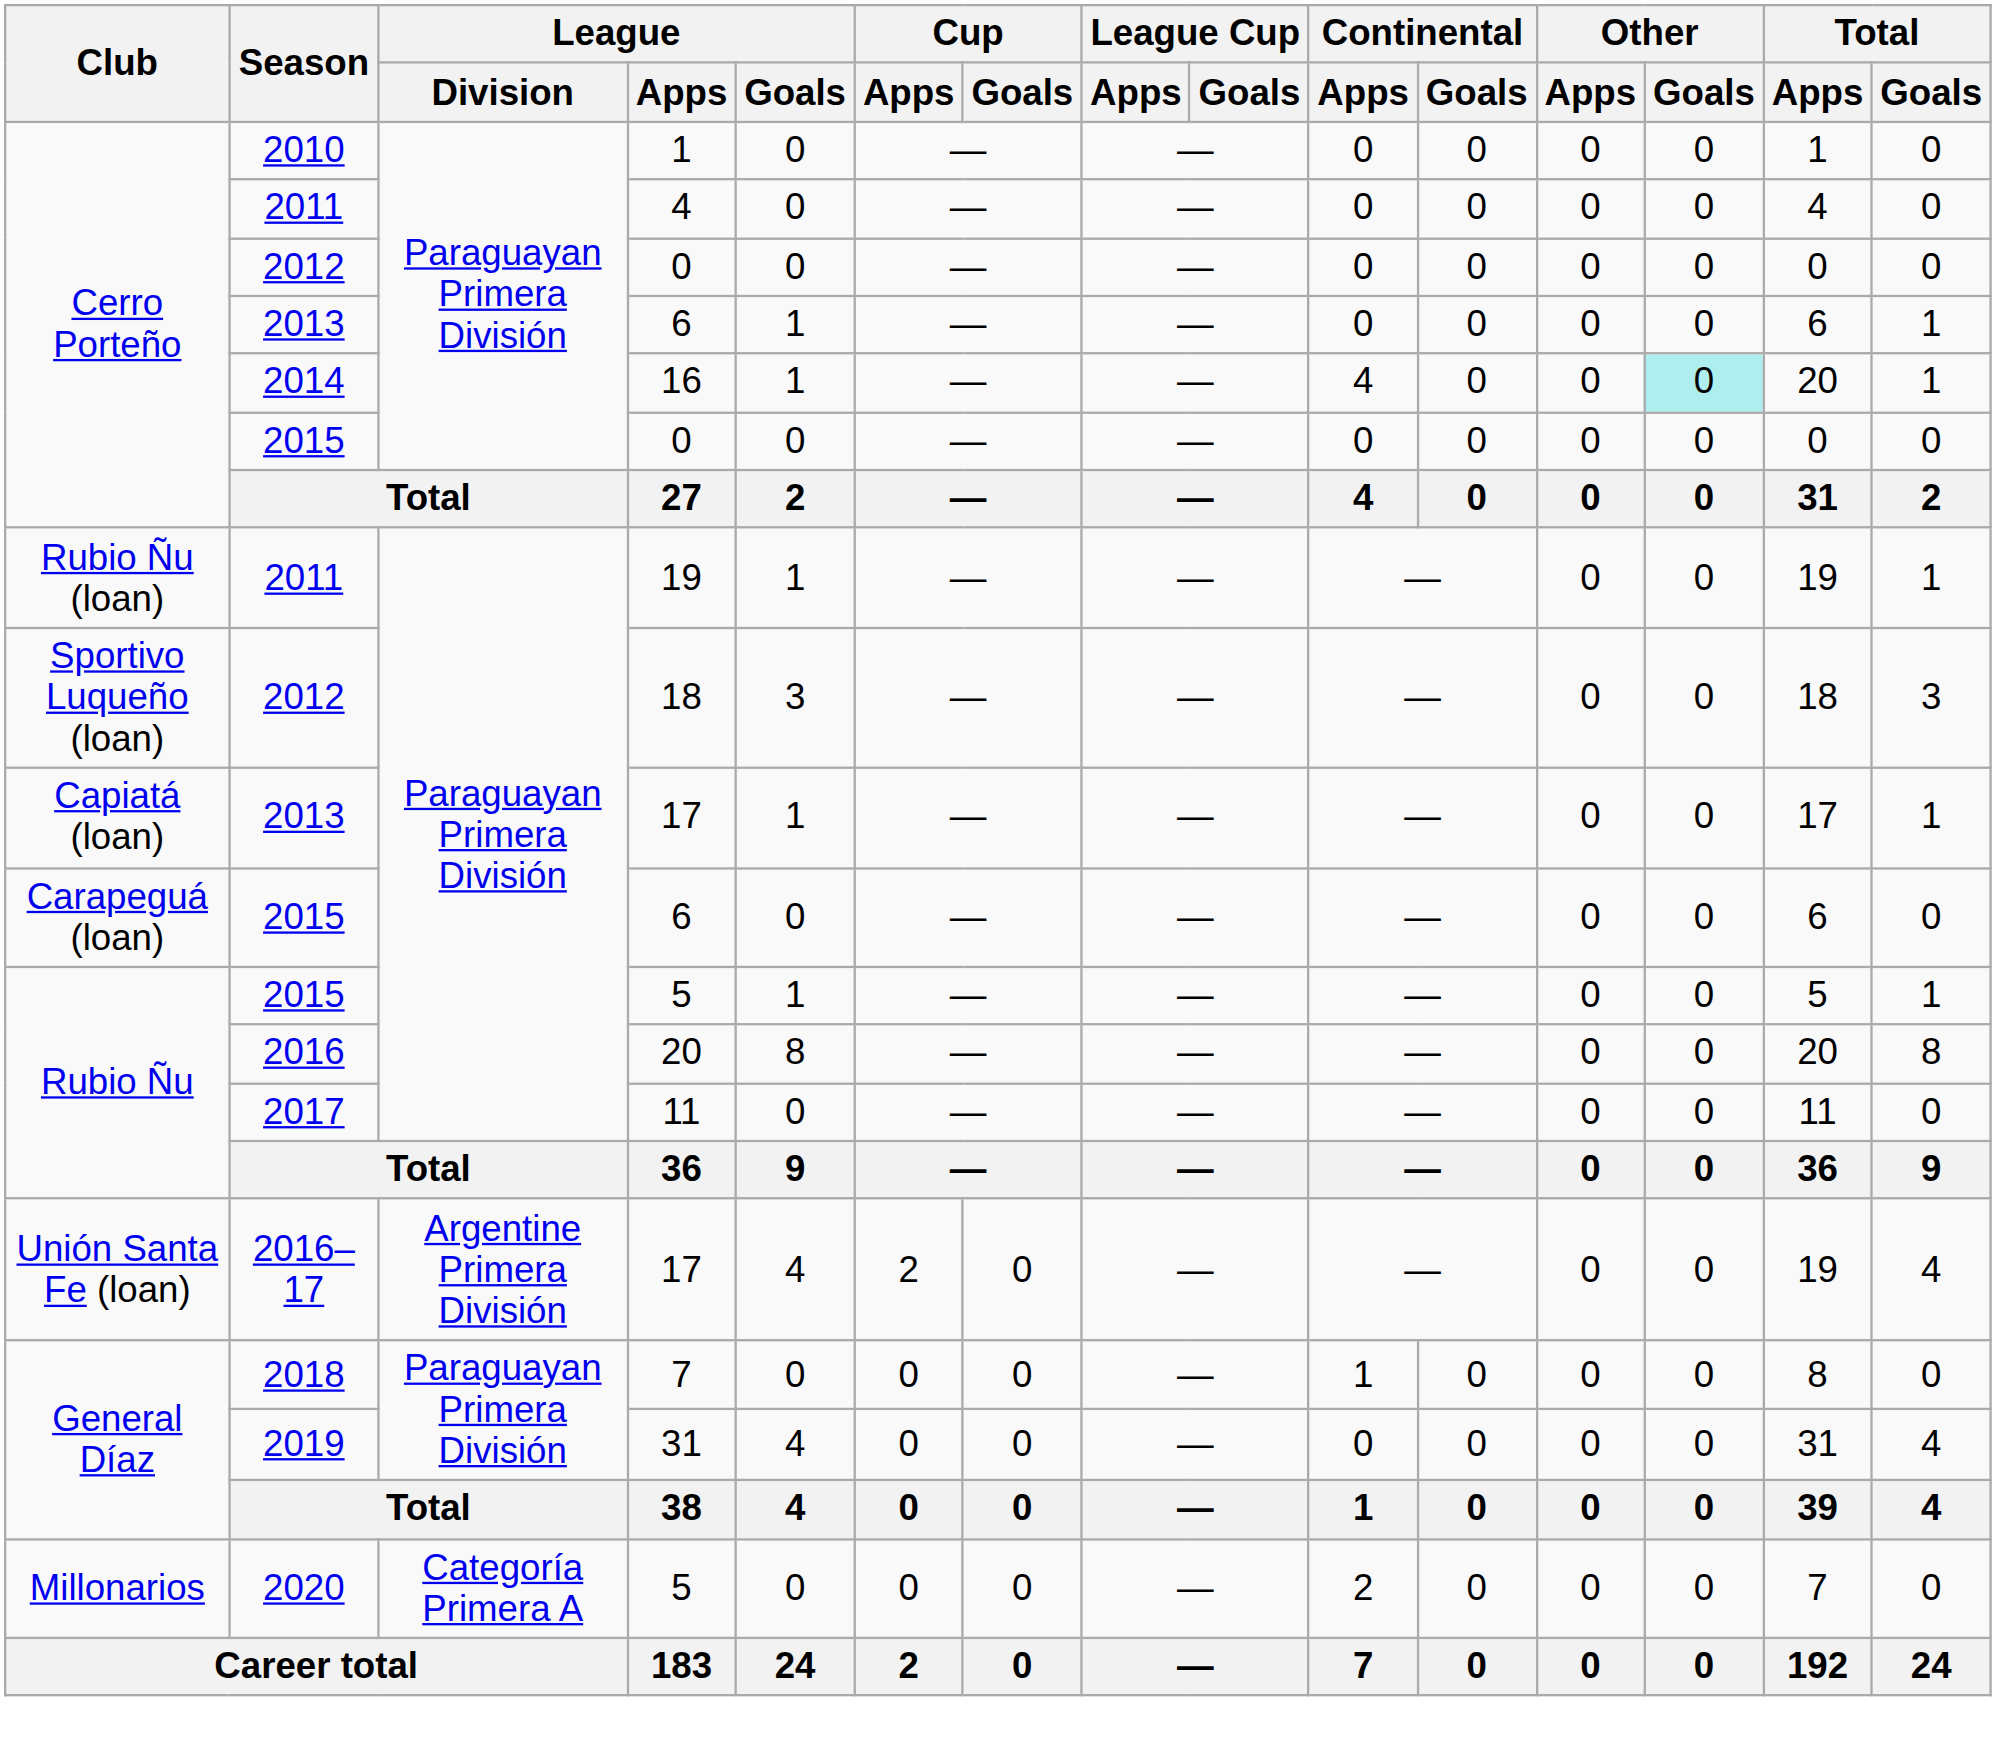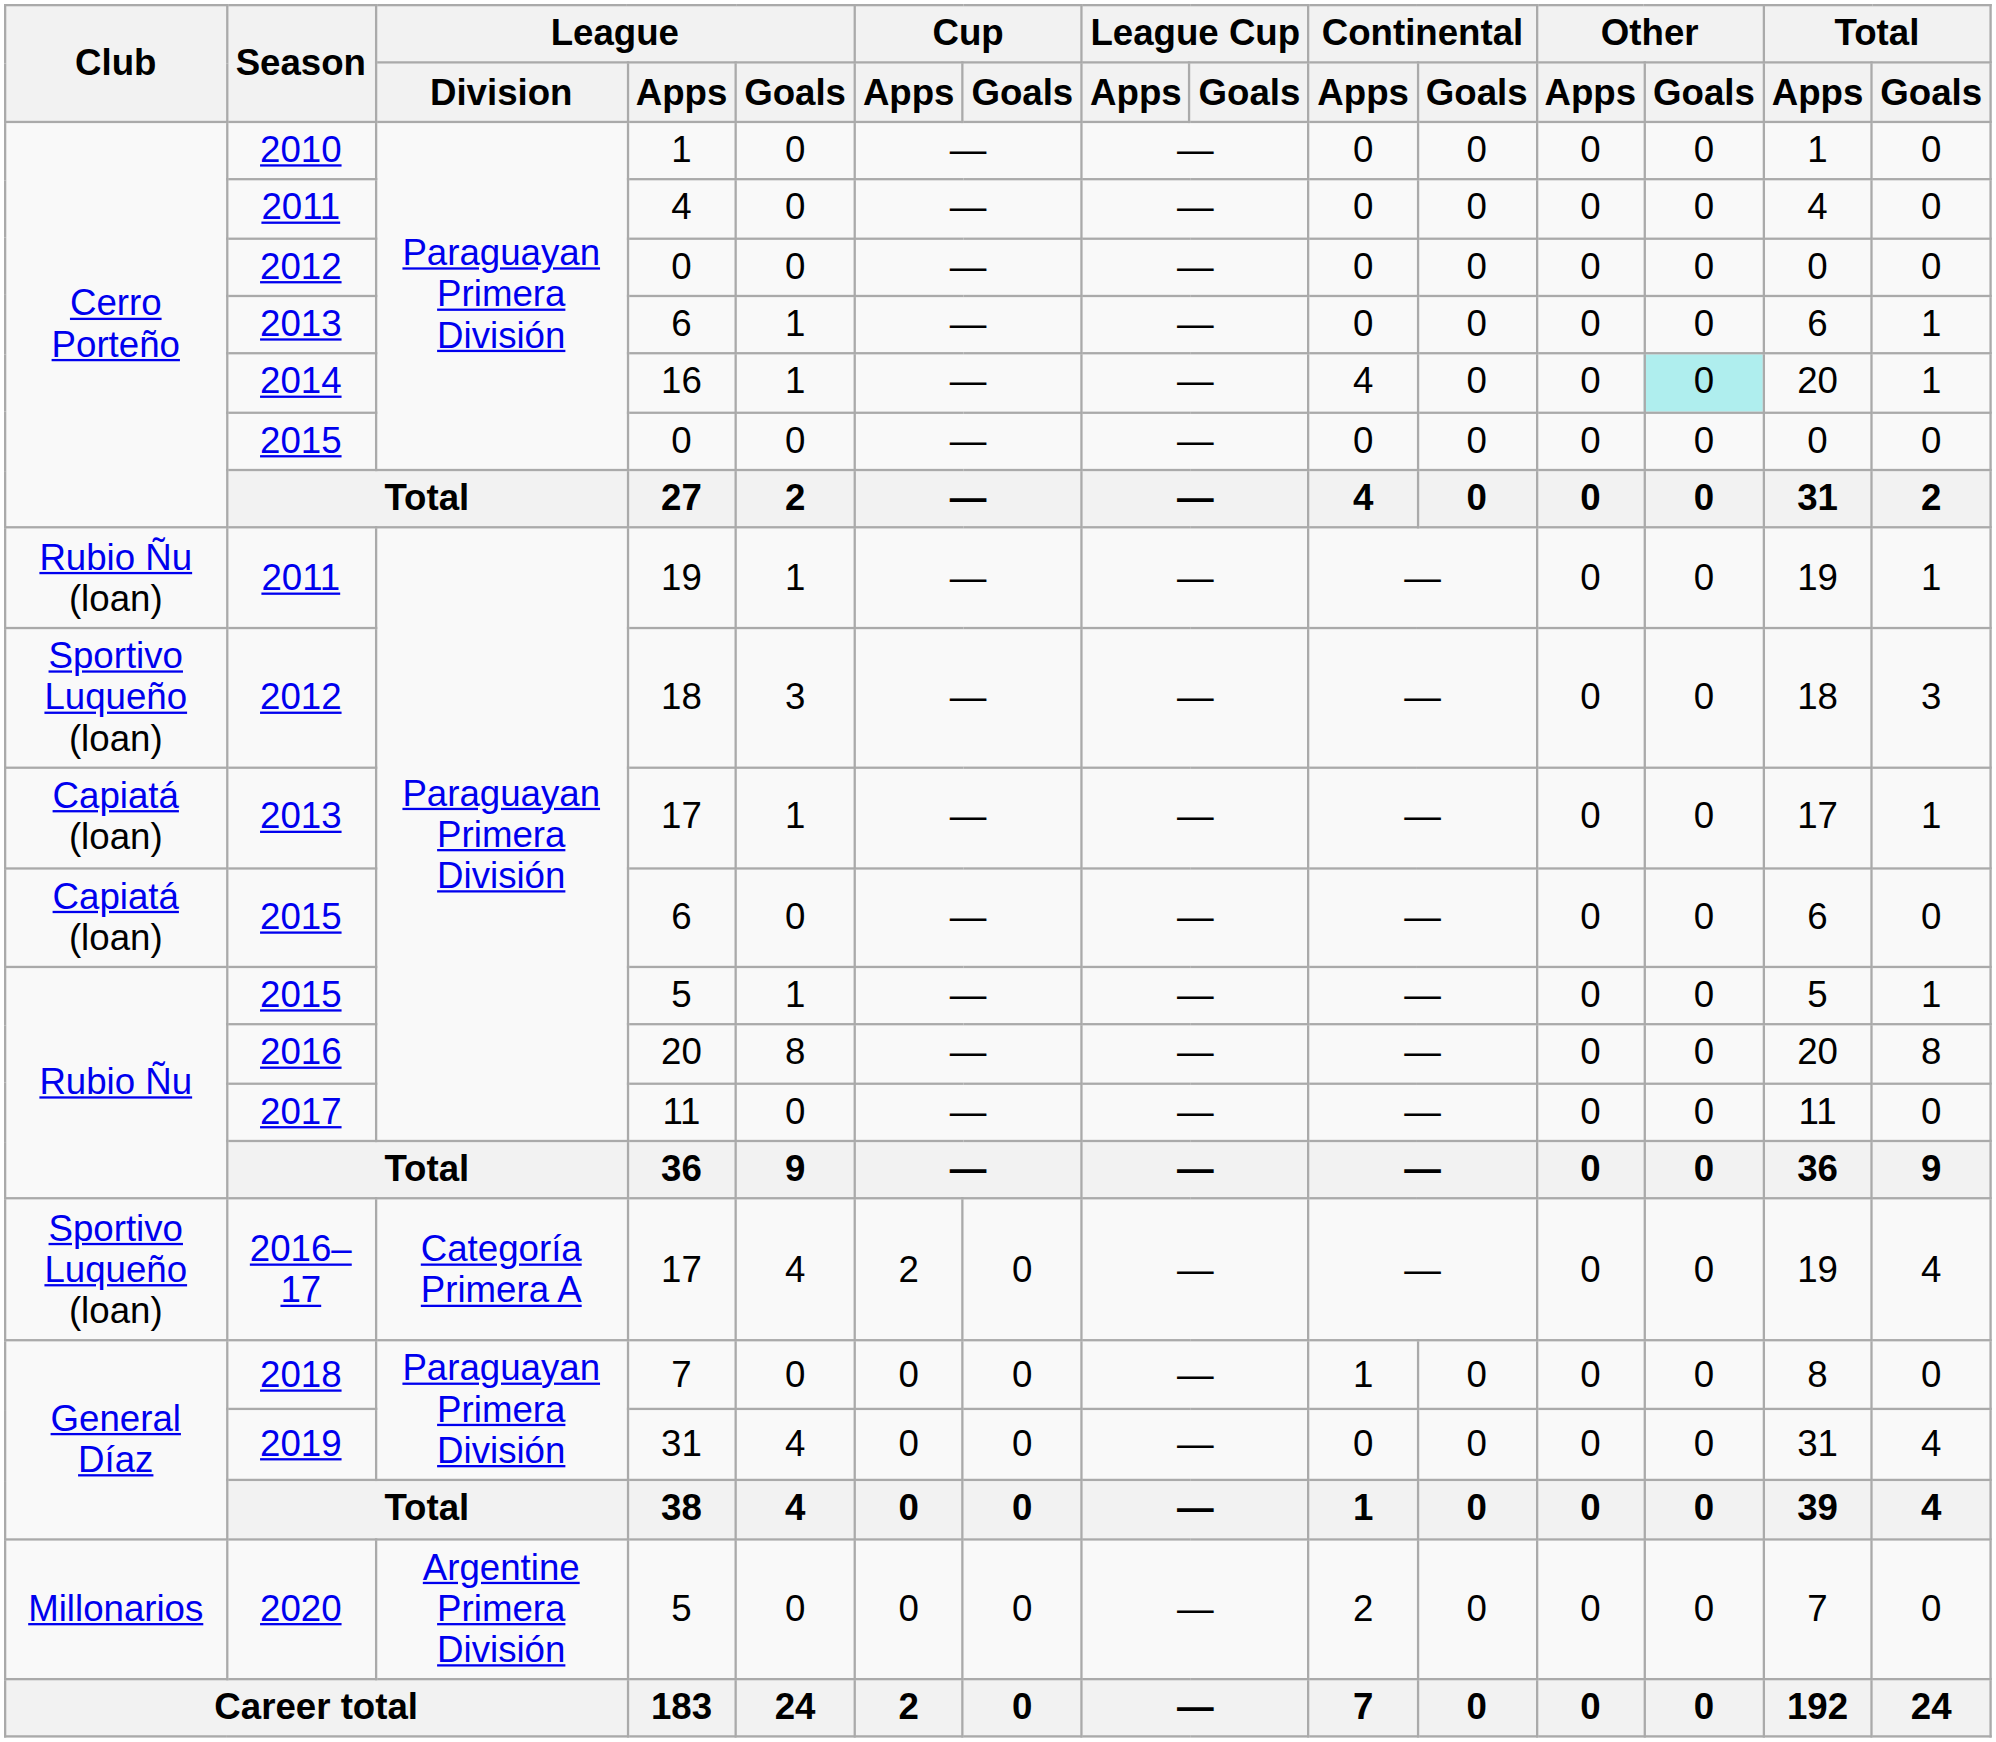(117, 916) Carapeguá (loan) -> (116, 916) Capiatá (loan)
(117, 1268) Unión Santa Fe (loan) -> (116, 1268) Sportivo Luqueño (loan)
(503, 1268) Argentine Primera División -> (501, 1268) Categoría Primera A
(503, 1587) Categoría Primera A -> (501, 1607) Argentine Primera División
